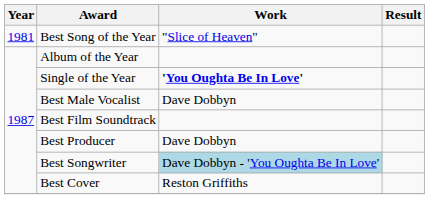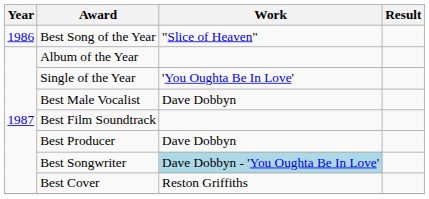(21, 36) 1981 -> (21, 36) 1986
(233, 78) bold -> (228, 78) normal
